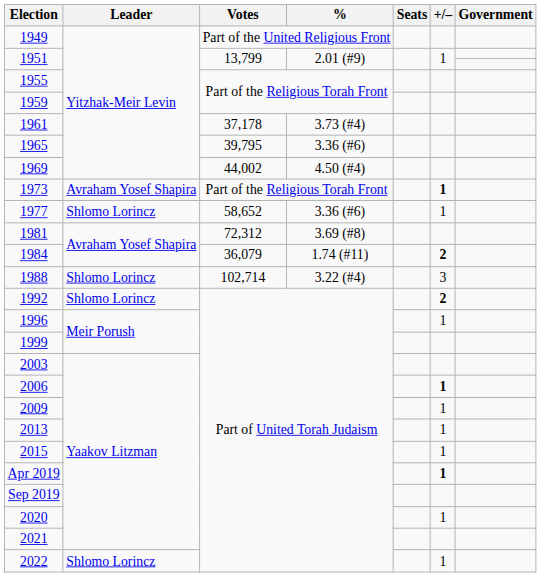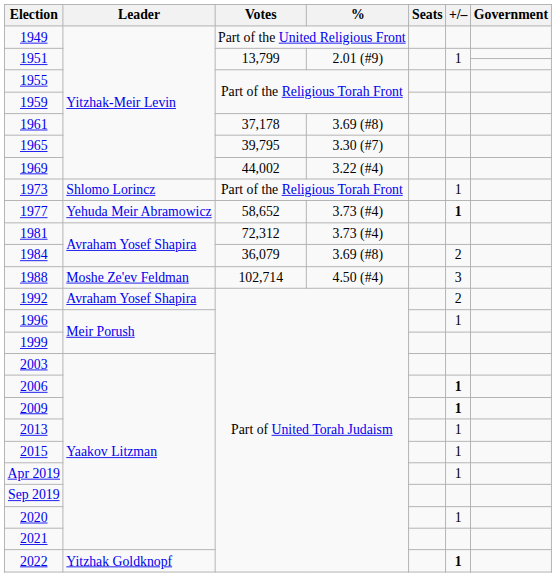(340, 124) 3.73 (#4) -> (358, 124) 3.69 (#8)
(340, 146) 3.36 (#6) -> (358, 146) 3.30 (#7)
(340, 168) 4.50 (#4) -> (358, 168) 3.22 (#4)
(131, 189) Avraham Yosef Shapira -> (111, 189) Shlomo Lorincz
(443, 189) bold -> (458, 189) normal
(111, 211) Shlomo Lorincz -> (139, 211) Yehuda Meir Abramowicz
(340, 211) 3.36 (#6) -> (358, 211) 3.73 (#4)
(443, 211) normal -> (458, 211) bold
(340, 233) 3.69 (#8) -> (358, 233) 3.73 (#4)
(340, 255) 1.74 (#11) -> (358, 255) 3.69 (#8)
(443, 255) bold -> (458, 255) normal
(111, 277) Shlomo Lorincz -> (128, 277) Moshe Ze'ev Feldman
(340, 277) 3.22 (#4) -> (358, 277) 4.50 (#4)
(111, 299) Shlomo Lorincz -> (131, 299) Avraham Yosef Shapira
(443, 299) bold -> (458, 299) normal
(443, 408) normal -> (458, 408) bold
(443, 473) bold -> (458, 473) normal
(111, 560) Shlomo Lorincz -> (119, 560) Yitzhak Goldknopf
(443, 560) normal -> (458, 560) bold
